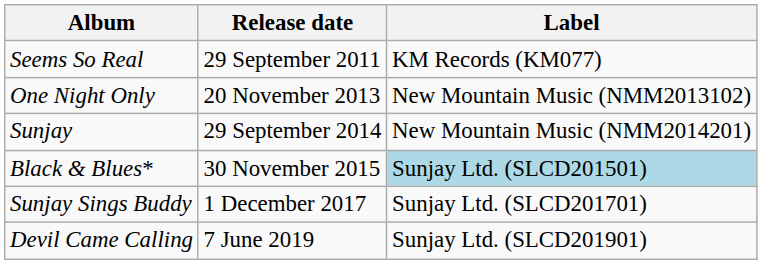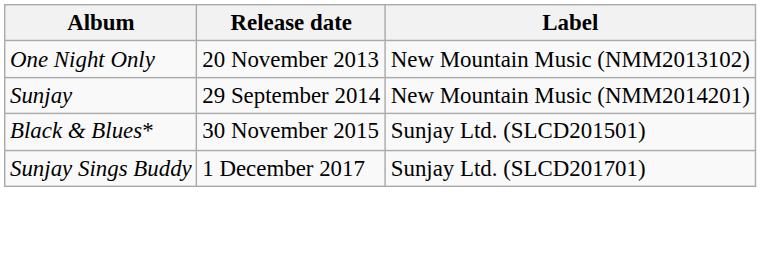- row: (77, 58)
(519, 167) lightblue background -> (518, 131) no background
- row: (101, 240)
